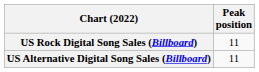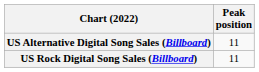rows swapped: (109, 59) <-> (109, 42)
